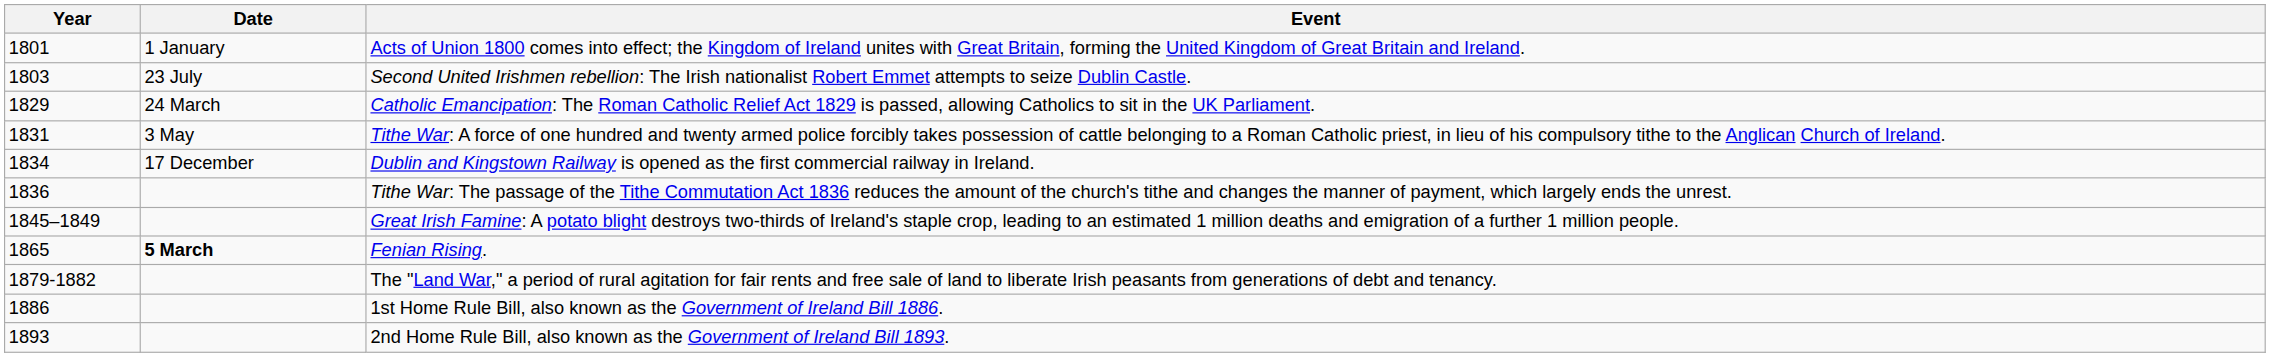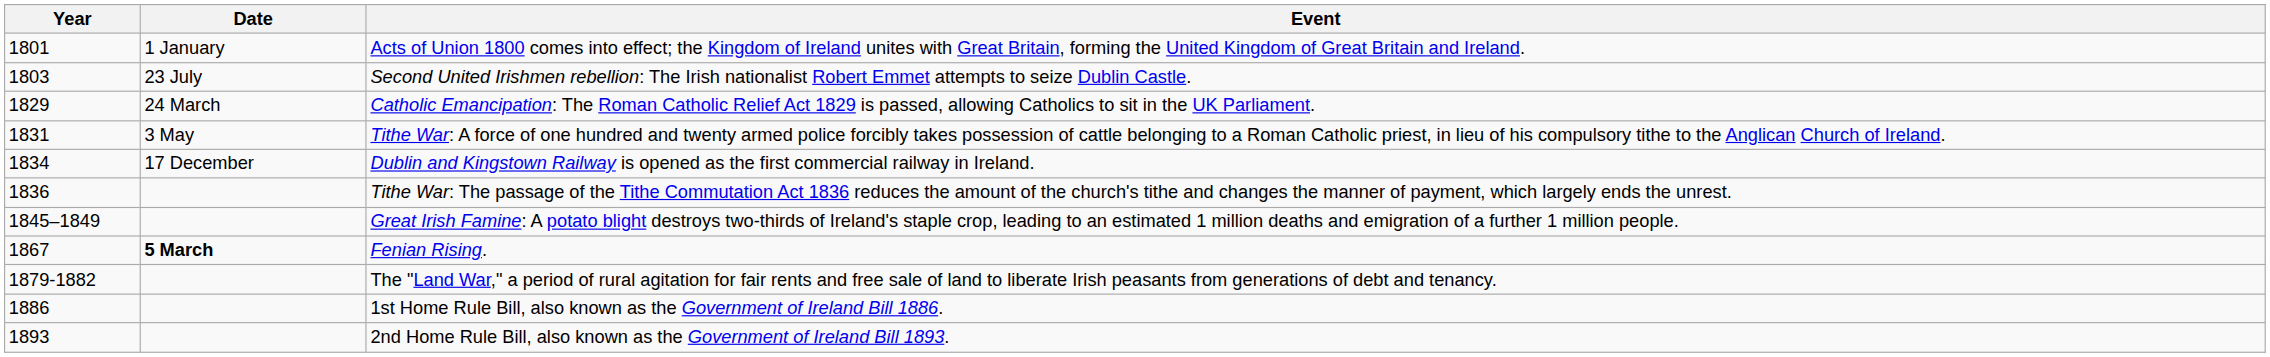(29, 250) 1865 -> (29, 250) 1867
